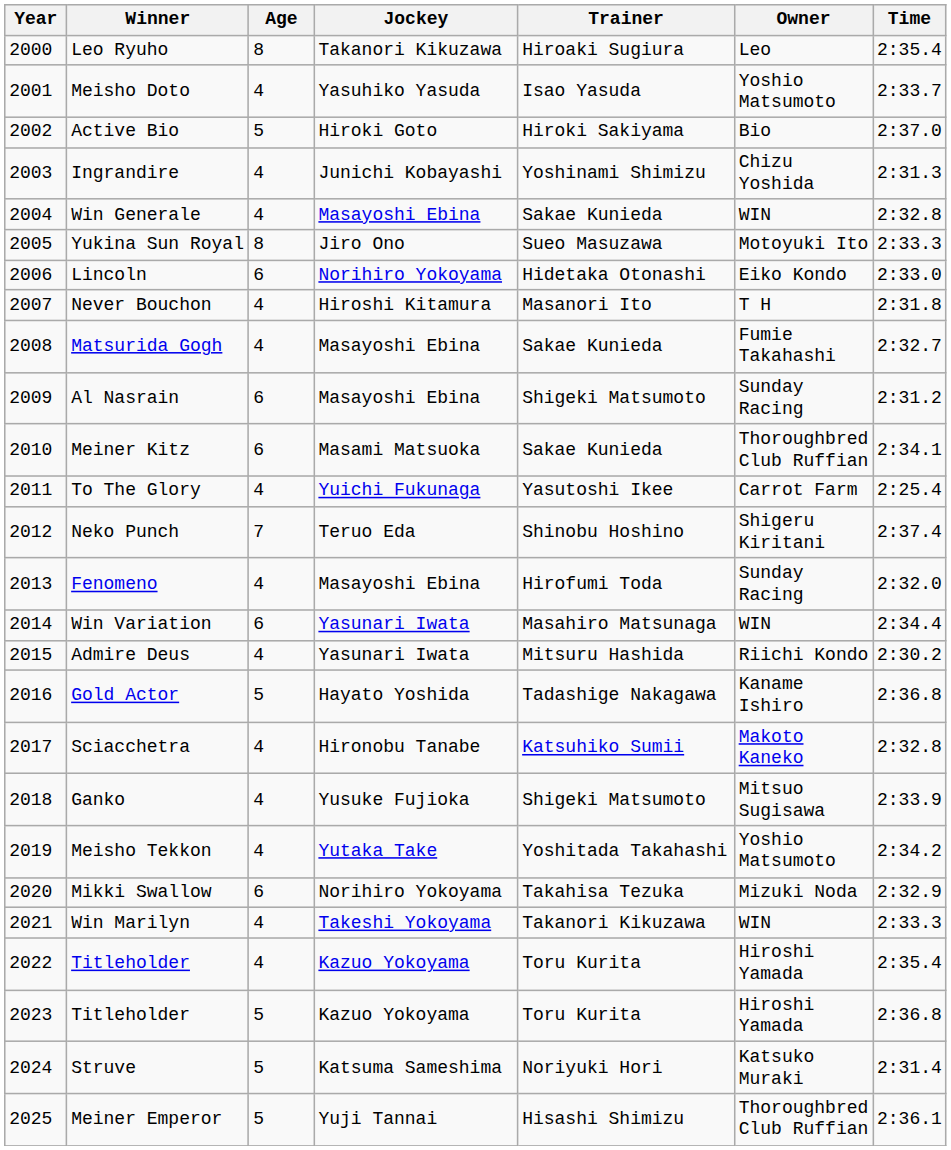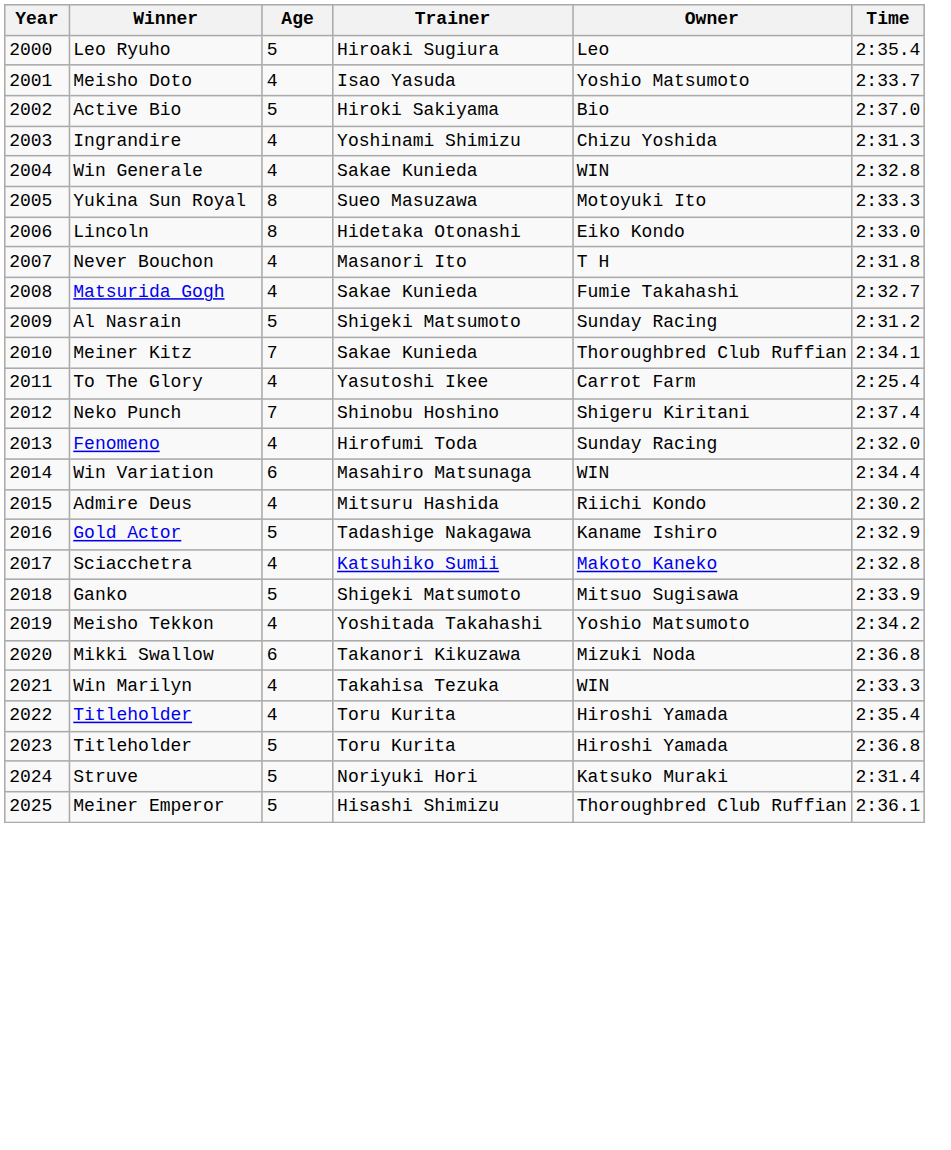- column: (416, 20)
(259, 50) 8 -> (272, 50) 5
(259, 275) 6 -> (272, 231) 8
(259, 398) 6 -> (272, 322) 5
(259, 450) 6 -> (272, 353) 7
(909, 696) 2:36.8 -> (888, 534) 2:32.9
(259, 800) 4 -> (272, 595) 5
(603, 892) Takahisa Tezuka -> (429, 655) Takanori Kikuzawa
(909, 892) 2:32.9 -> (888, 655) 2:36.8
(614, 923) Takanori Kikuzawa -> (418, 686) Takahisa Tezuka
